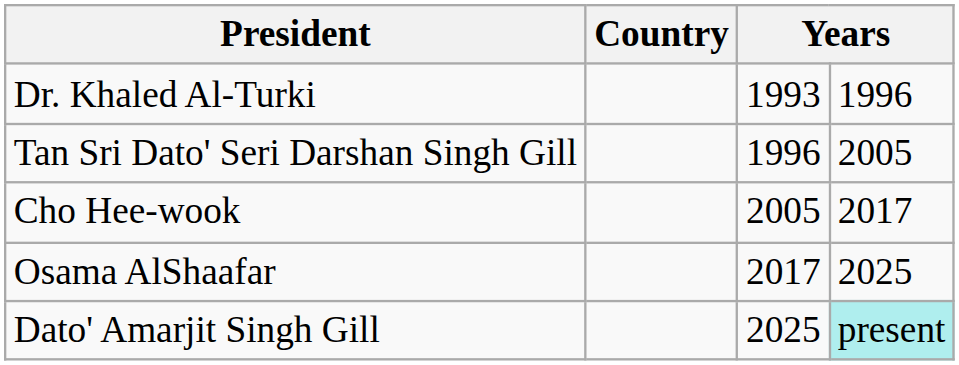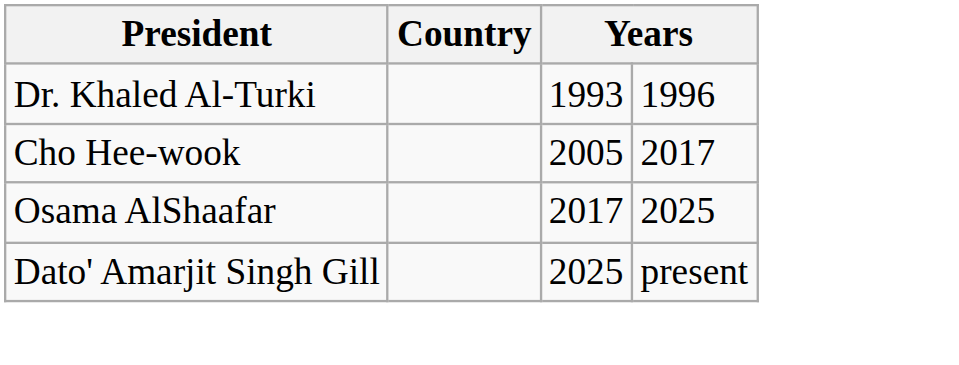- row: (295, 152)
(892, 329) paleturquoise background -> (694, 270) no background
